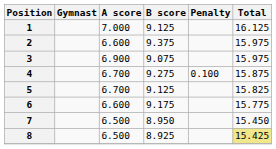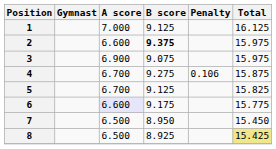(160, 43) normal -> (160, 43) bold
(205, 74) 0.100 -> (205, 74) 0.106
(116, 105) no background -> (116, 105) lavender background
